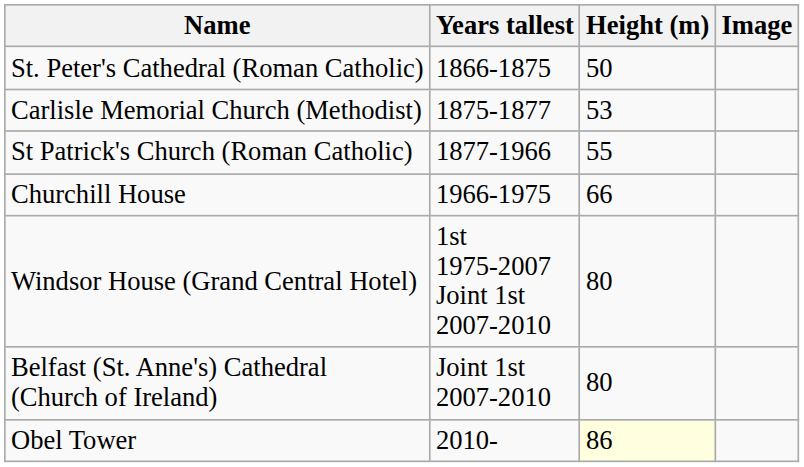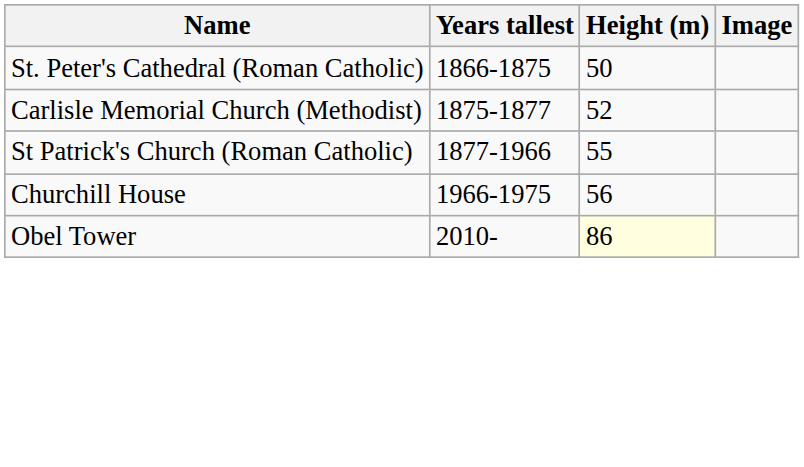(599, 109) 53 -> (599, 109) 52
(599, 194) 66 -> (599, 194) 56
- row: (214, 280)
- row: (169, 382)
